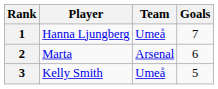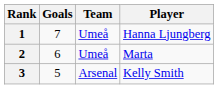columns swapped: (86, 14) <-> (195, 14)
(155, 53) Arsenal -> (93, 53) Umeå
(150, 73) Umeå -> (98, 73) Arsenal
